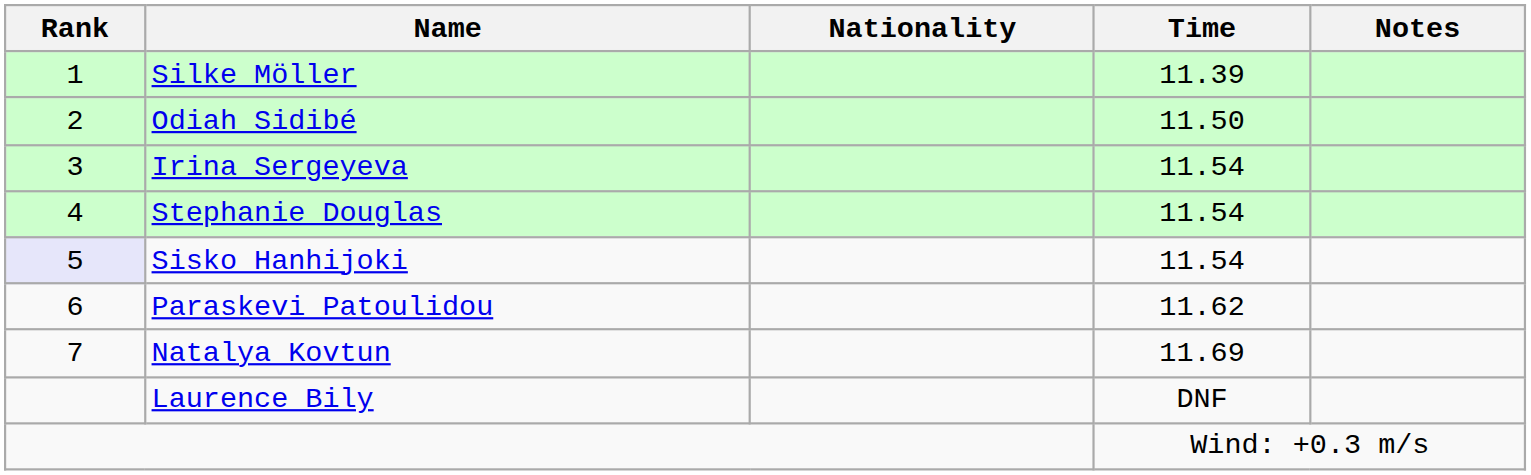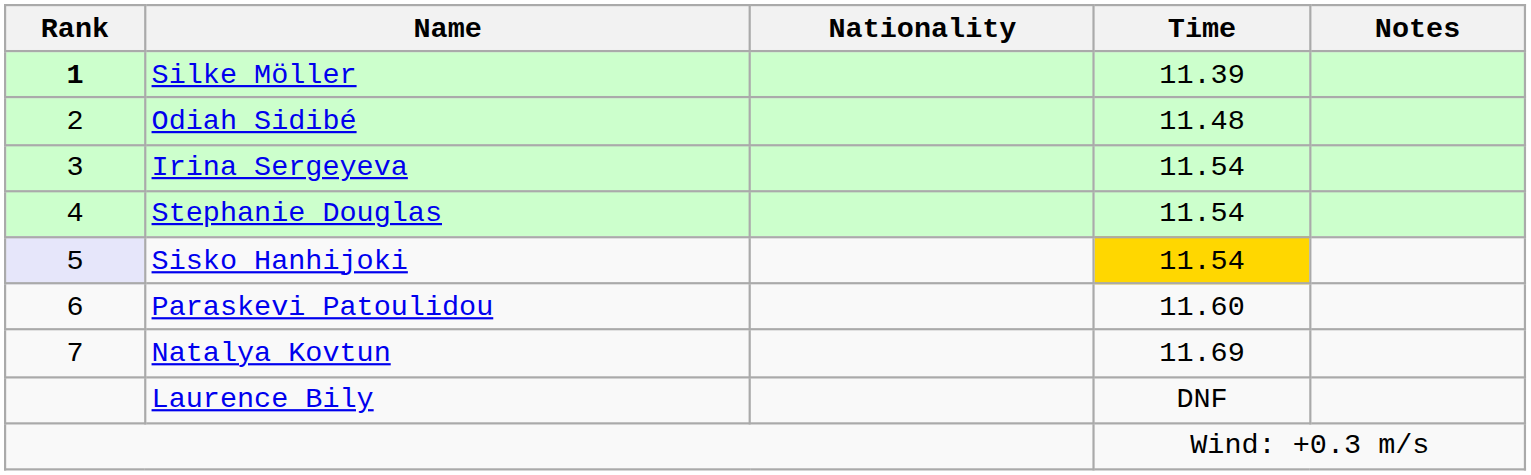(75, 75) normal -> (75, 75) bold
(1202, 121) 11.50 -> (1202, 121) 11.48
(1202, 260) no background -> (1202, 260) gold background
(1202, 307) 11.62 -> (1202, 307) 11.60
